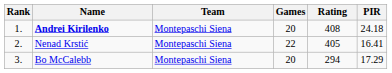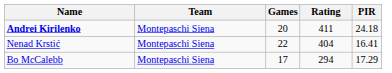- column: (18, 12)
(332, 28) 408 -> (326, 28) 411
(332, 44) 405 -> (326, 44) 404
(290, 60) 20 -> (283, 60) 17
